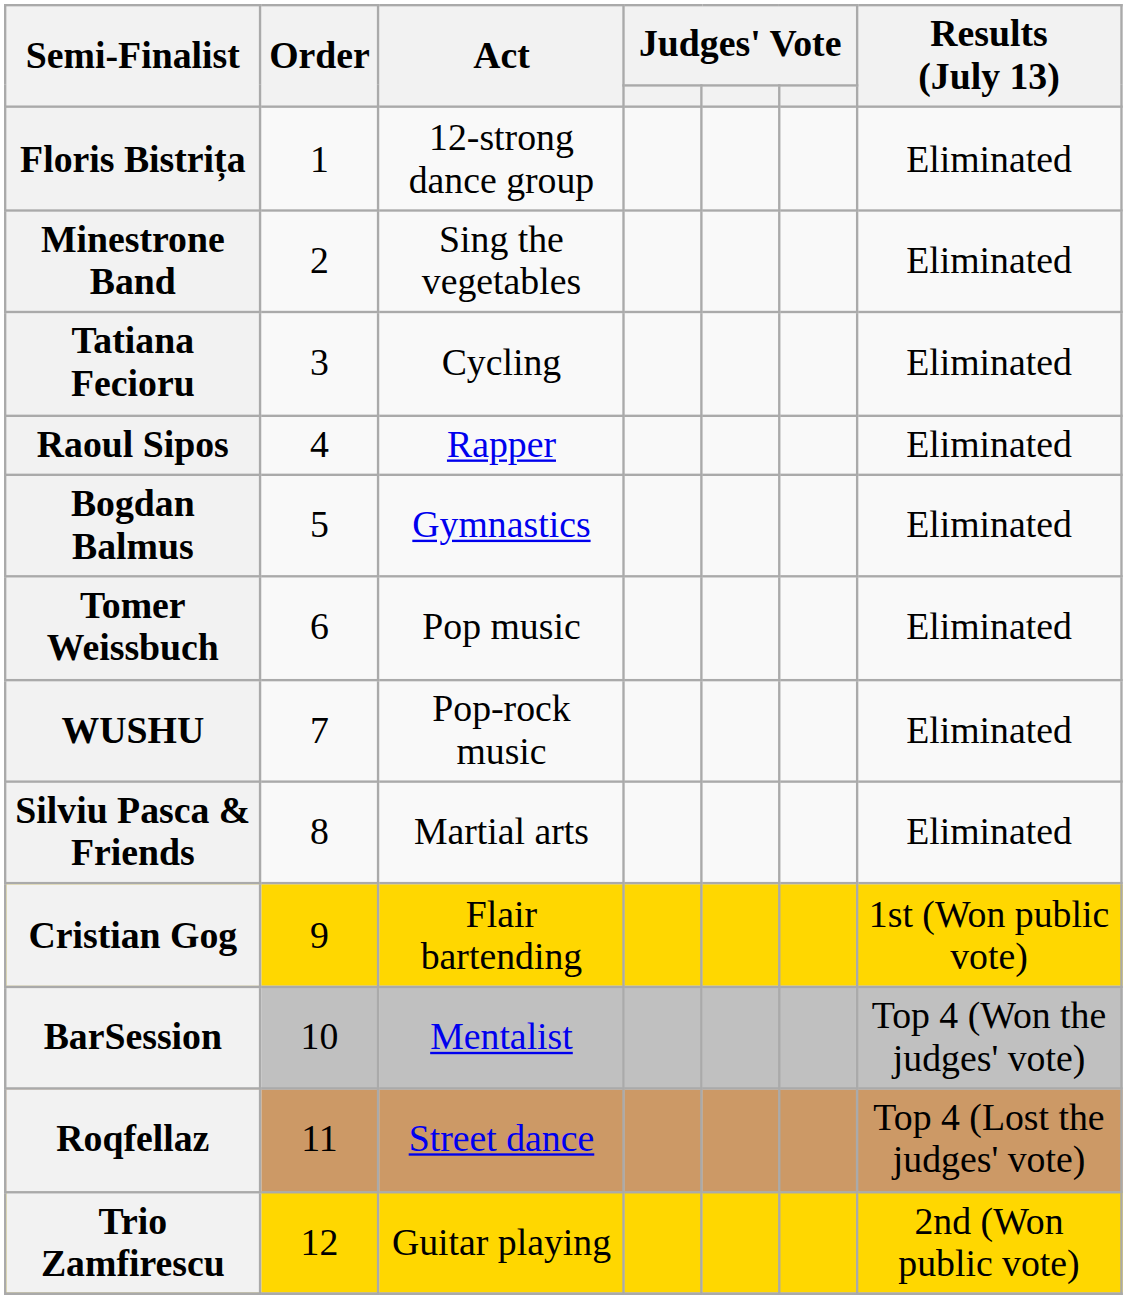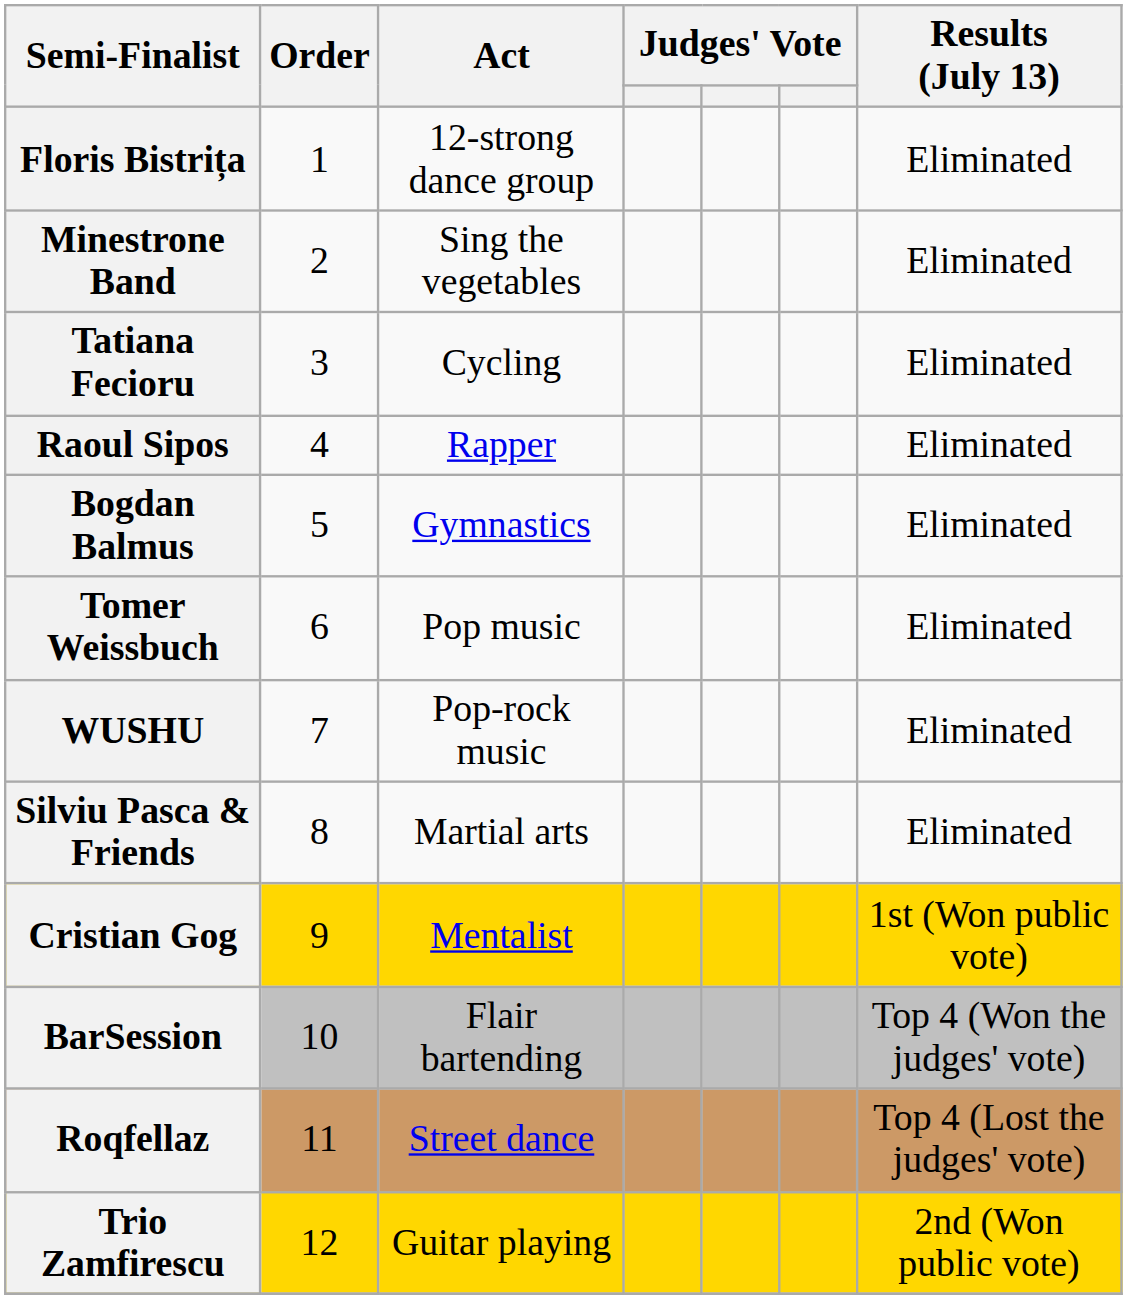(501, 934) Flair bartending -> (501, 934) Mentalist
(501, 1036) Mentalist -> (501, 1036) Flair bartending
